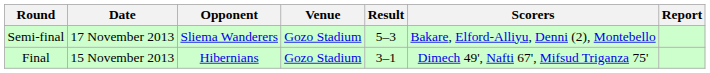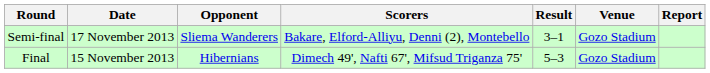columns swapped: (323, 15) <-> (533, 15)
(386, 36) 5–3 -> (554, 36) 3–1
(386, 57) 3–1 -> (554, 57) 5–3
